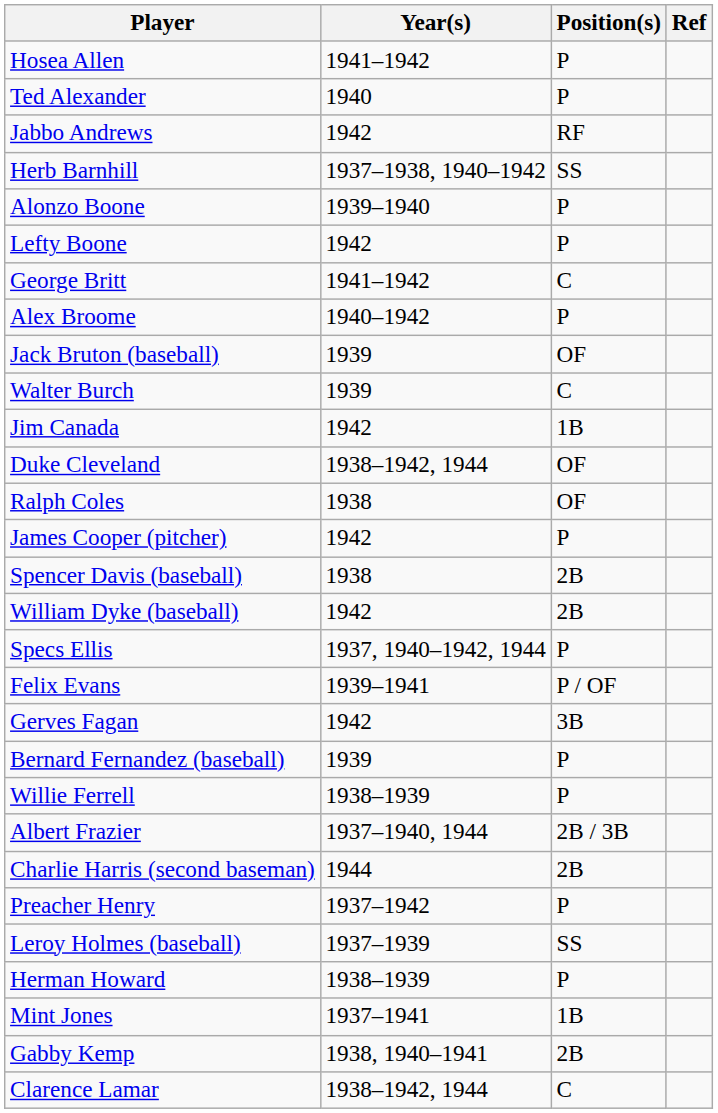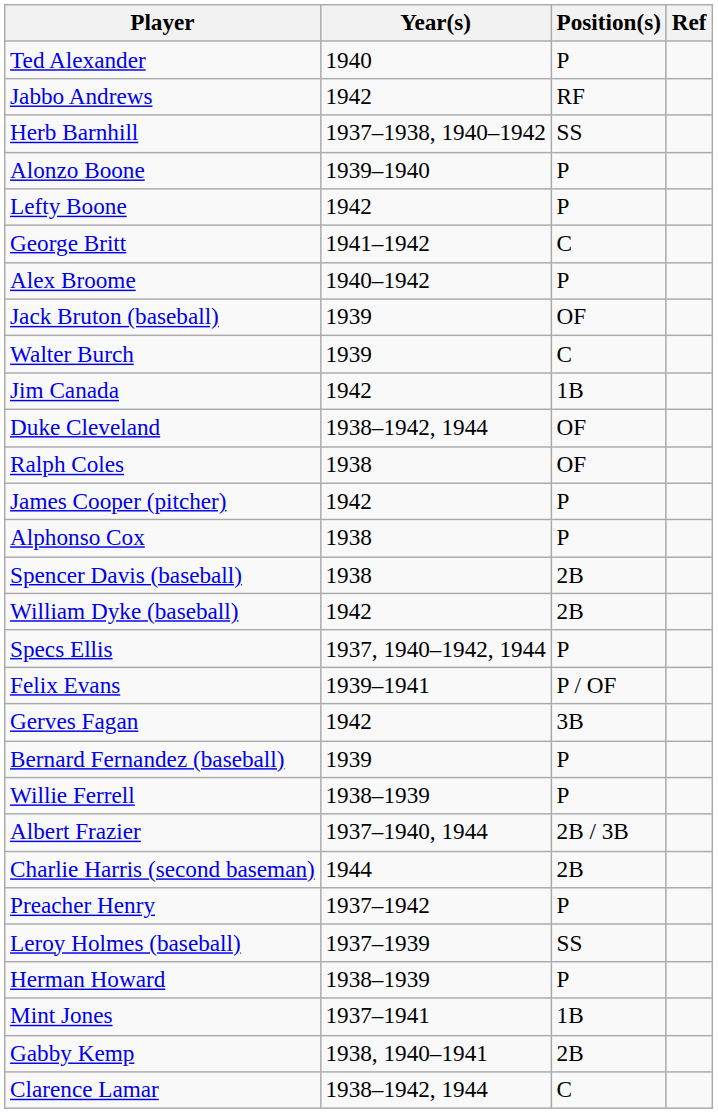- row: (67, 59)
+ row: (77, 538)
